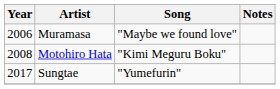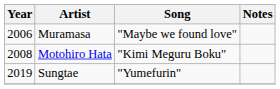(20, 73) 2017 -> (20, 73) 2019
